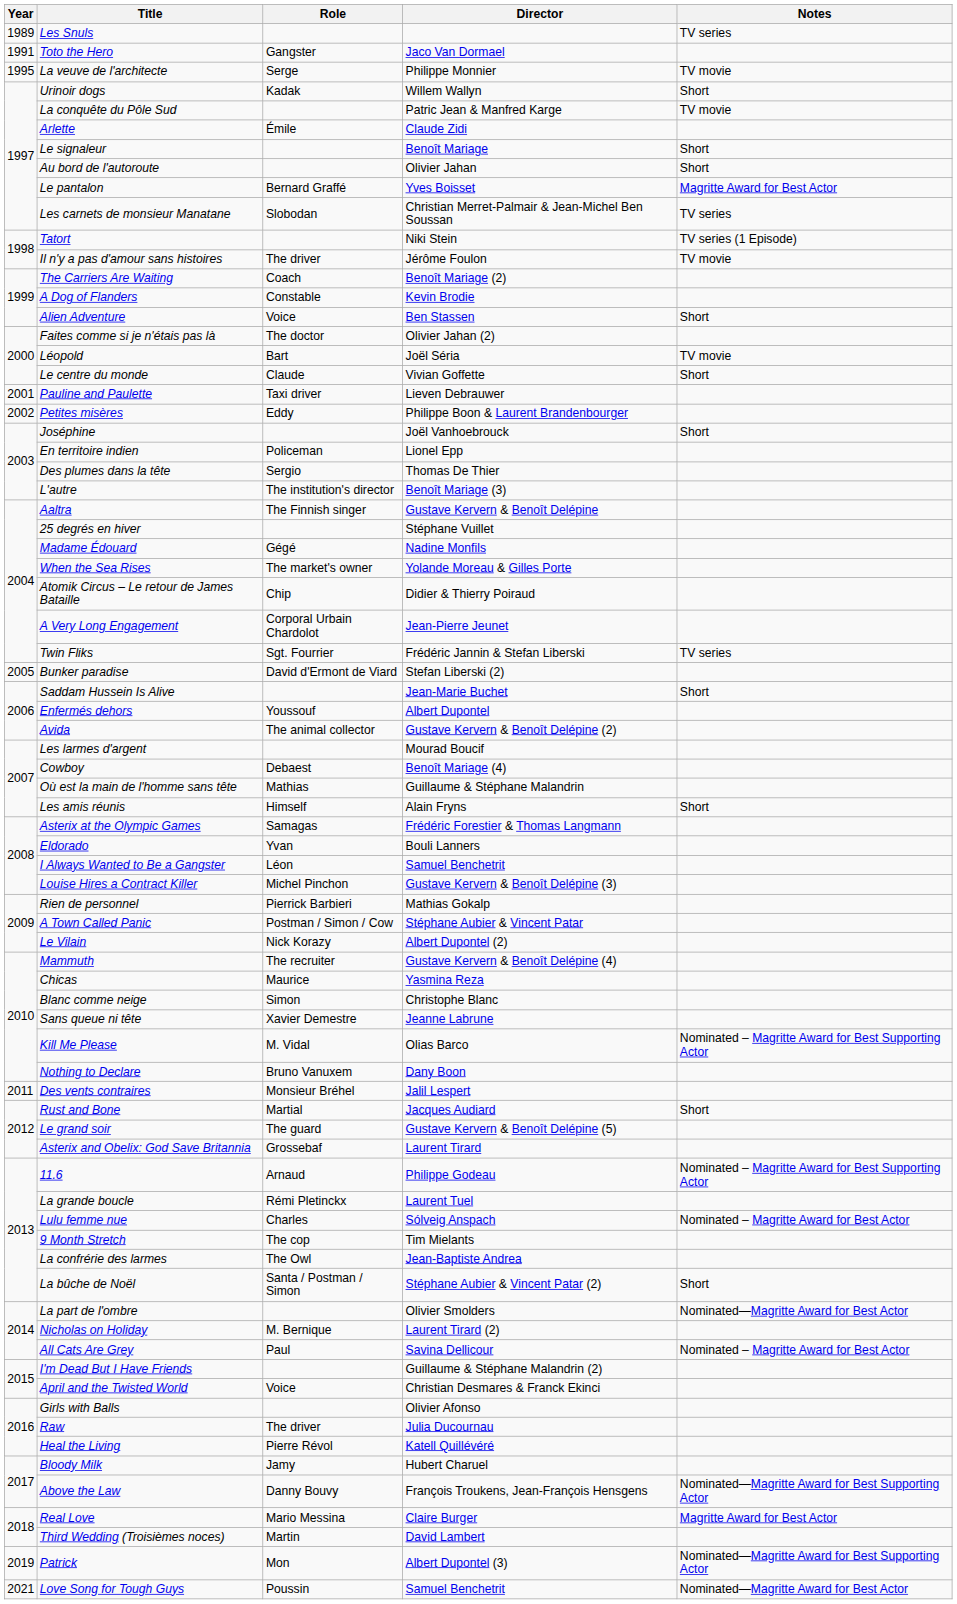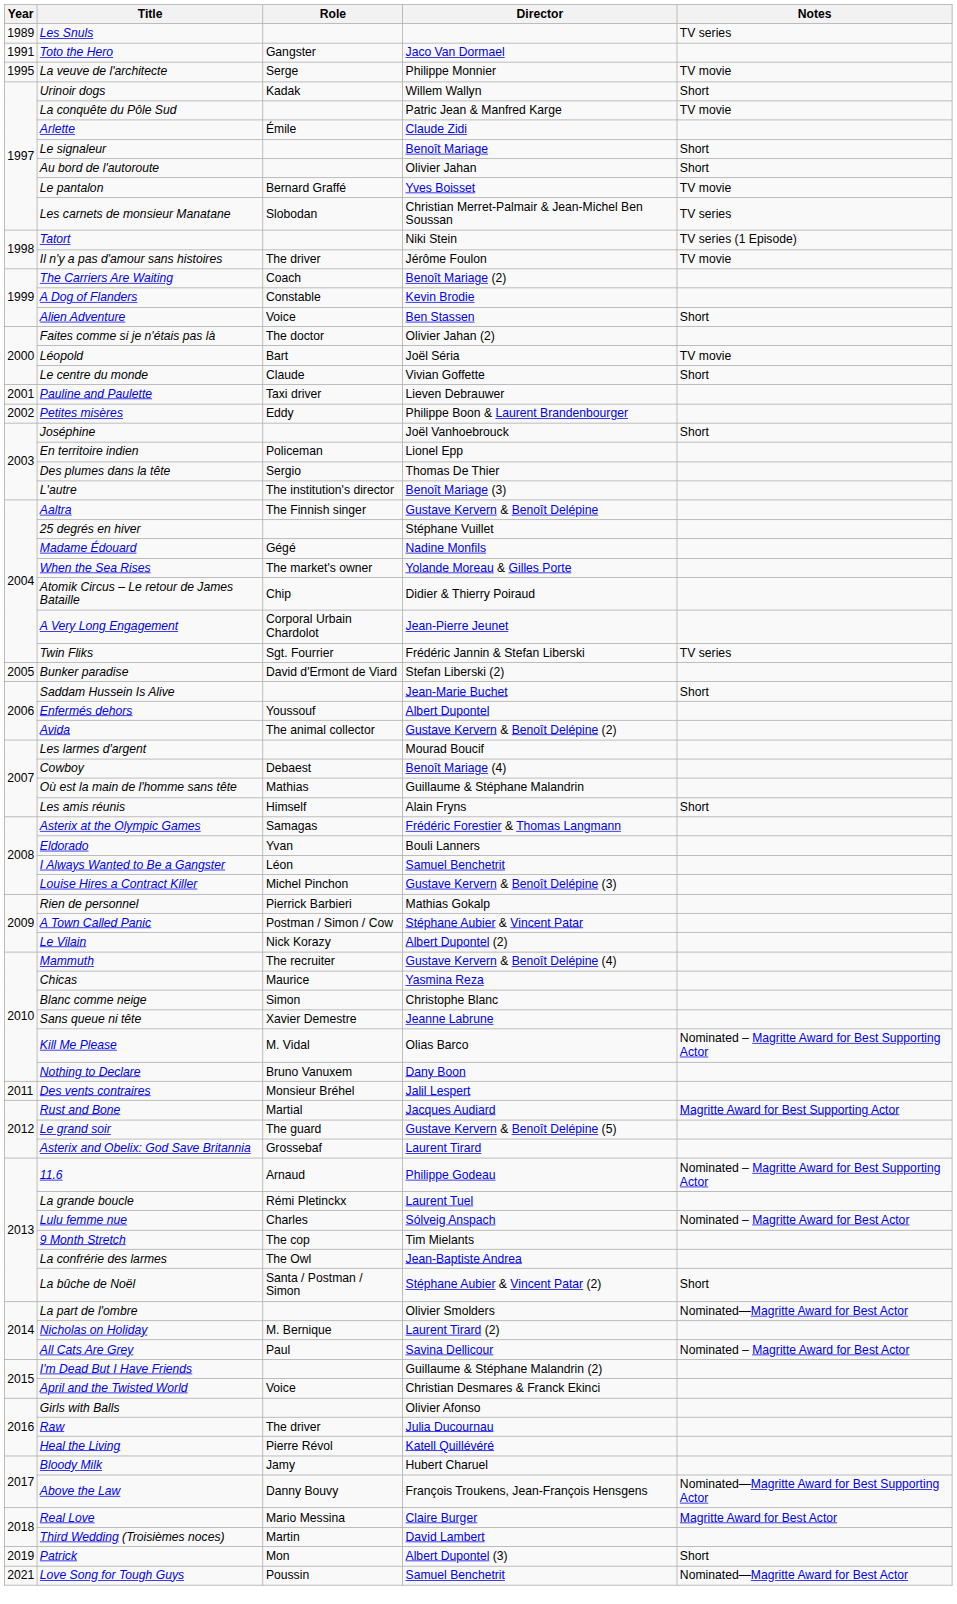(758, 187) Magritte Award for Best Actor -> (706, 187) TV movie
(694, 1110) Short -> (790, 1110) Magritte Award for Best Supporting Actor
(810, 1563) Nominated—Magritte Award for Best Supporting Actor -> (694, 1556) Short
